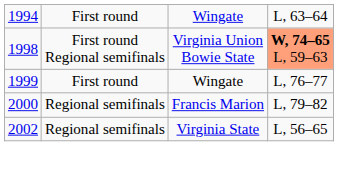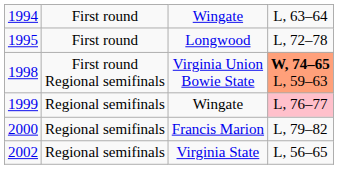+ row: (23, 40)
(105, 81) First round -> (105, 104) Regional semifinals
(300, 81) no background -> (300, 104) pink background
